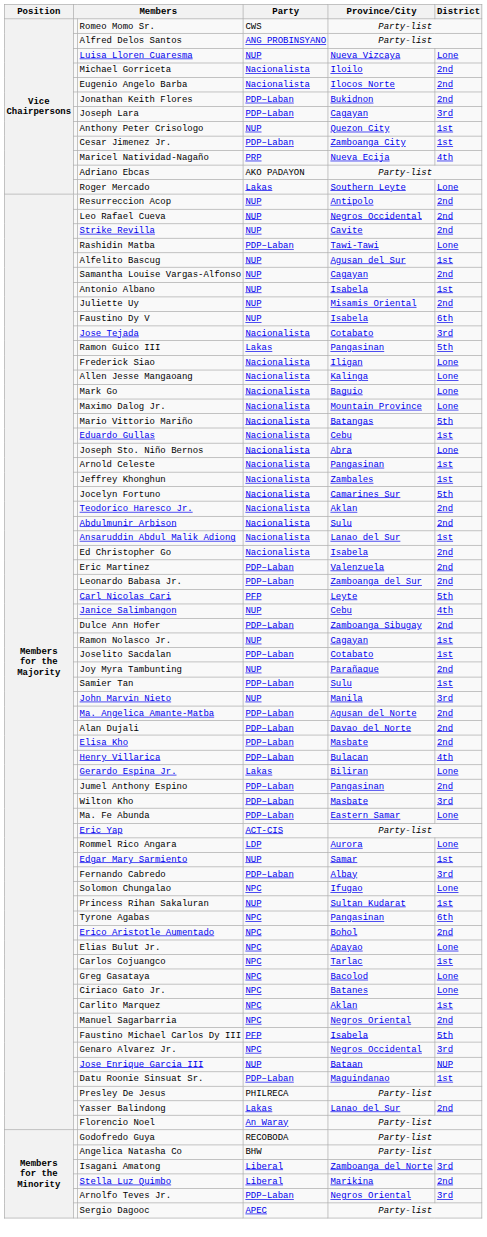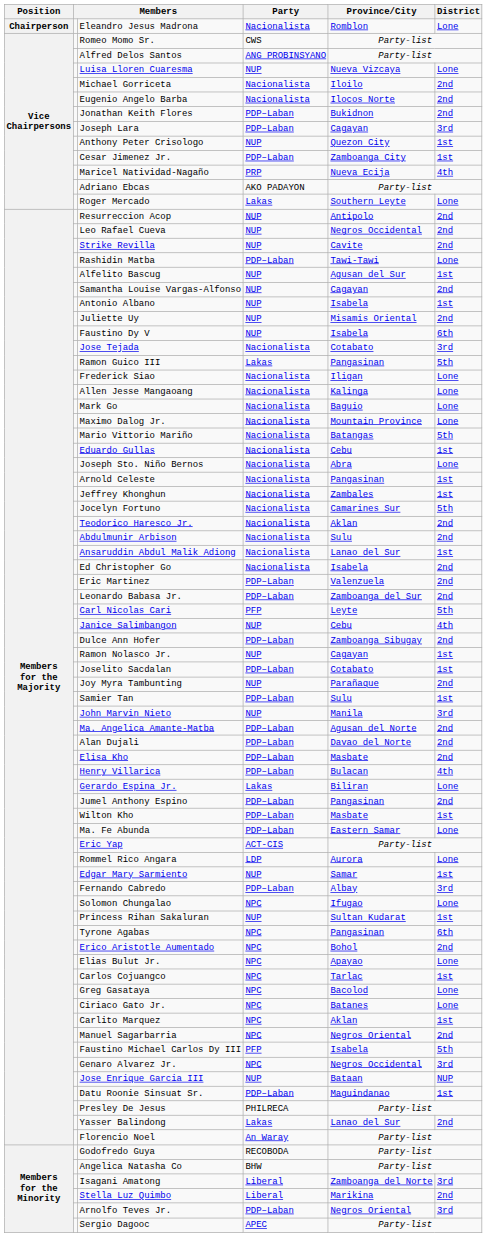+ row: (139, 26)
(445, 801) 3rd -> (445, 816) 1st
